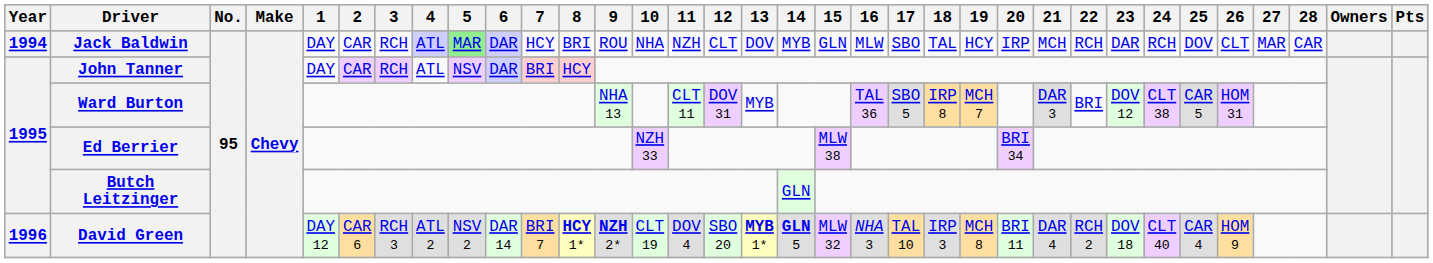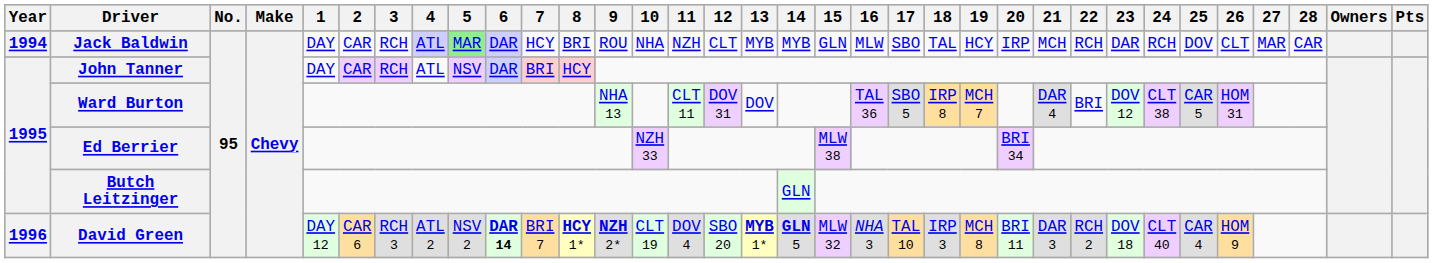(760, 43) DOV -> (760, 43) MYB
(760, 104) MYB -> (760, 104) DOV
(1052, 103) DAR 3 -> (1052, 103) DAR 4
(504, 235) normal -> (504, 236) bold
(1052, 235) DAR 4 -> (1052, 235) DAR 3
